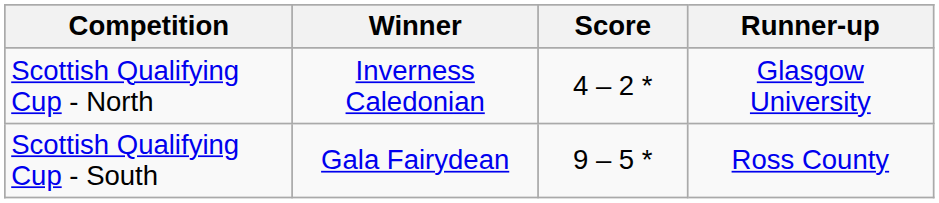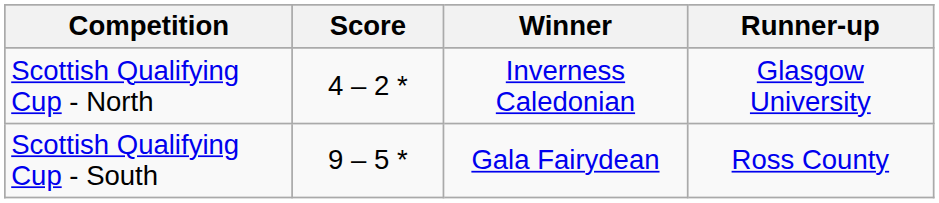columns swapped: (415, 26) <-> (613, 26)
